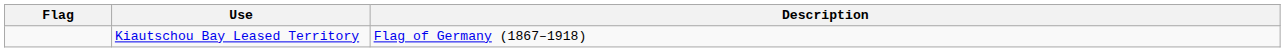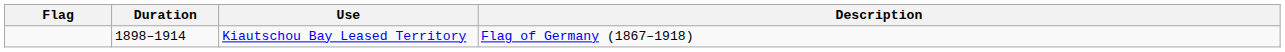+ column: (165, 15)
